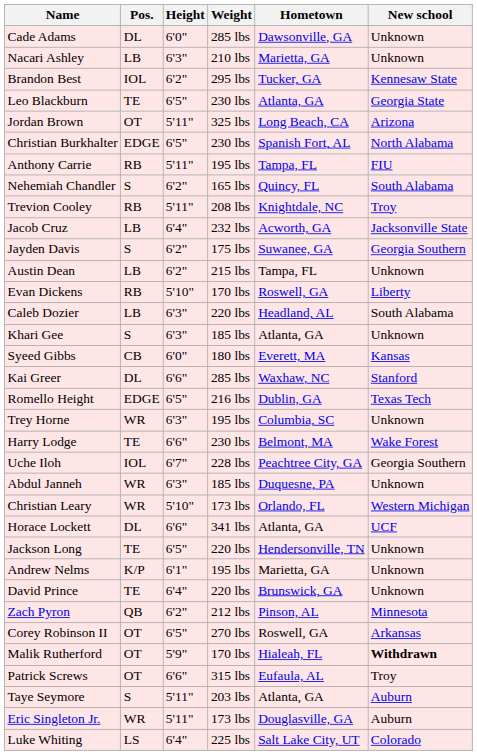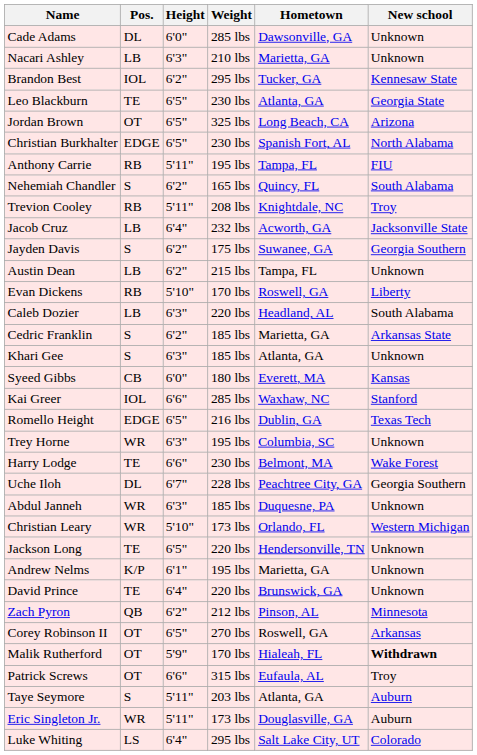(180, 121) 5'11" -> (177, 121) 6'5"
+ row: (50, 334)
(133, 377) DL -> (135, 398) IOL
(135, 462) IOL -> (133, 484) DL
- row: (49, 526)
(230, 739) 225 lbs -> (230, 739) 295 lbs
